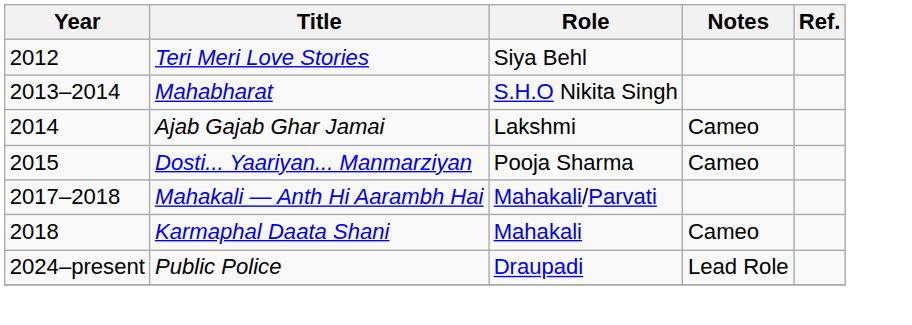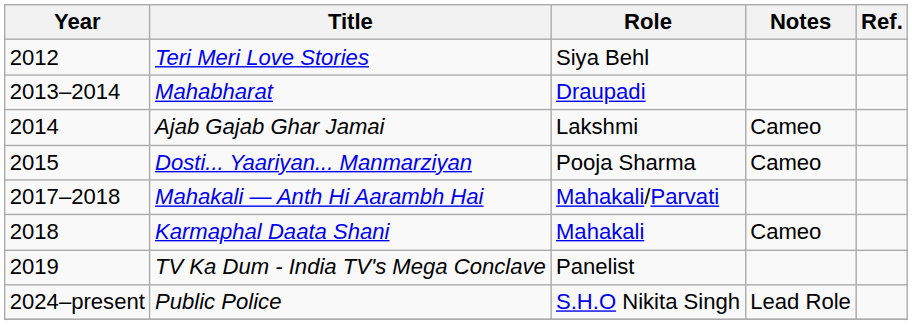(586, 92) S.H.O Nikita Singh -> (601, 92) Draupadi
+ row: (350, 267)
(538, 267) Draupadi -> (648, 302) S.H.O Nikita Singh
